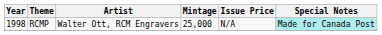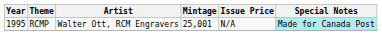(16, 24) 1998 -> (16, 24) 1995
(197, 24) 25,000 -> (197, 24) 25,001
